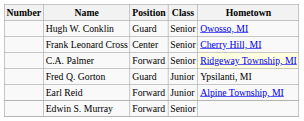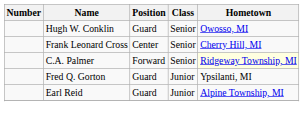(149, 92) Forward -> (144, 92) Guard
- row: (79, 108)
